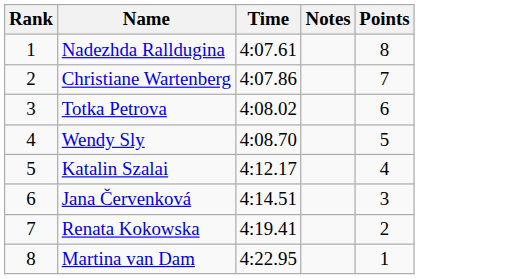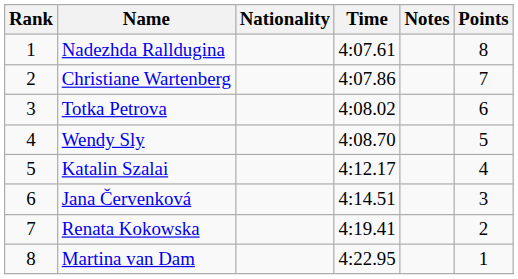+ column: (285, 19)
